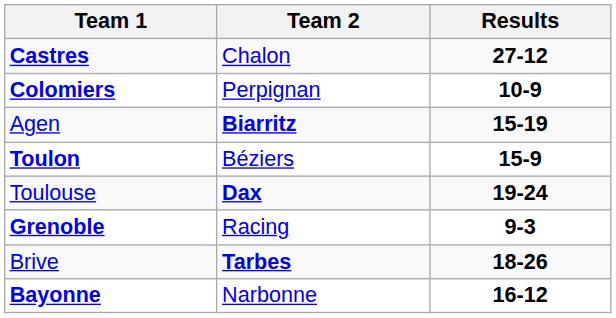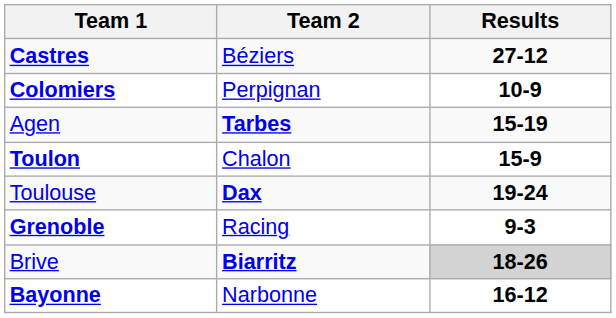(256, 55) Chalon -> (258, 55) Béziers
(259, 124) Biarritz -> (257, 124) Tarbes
(258, 158) Béziers -> (256, 158) Chalon
(257, 261) Tarbes -> (259, 261) Biarritz
(520, 261) no background -> (520, 261) lightgrey background
